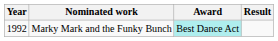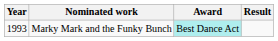(17, 28) 1992 -> (17, 28) 1993
